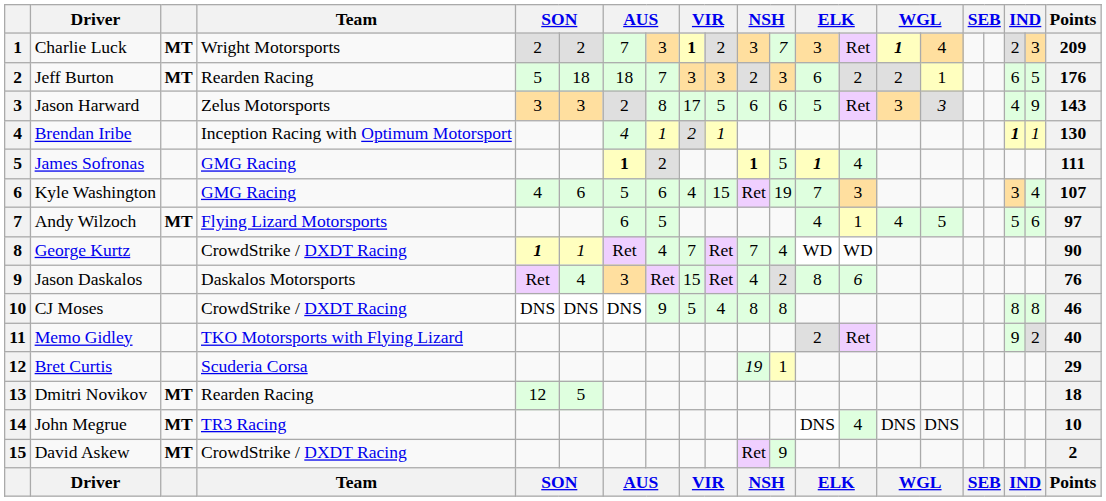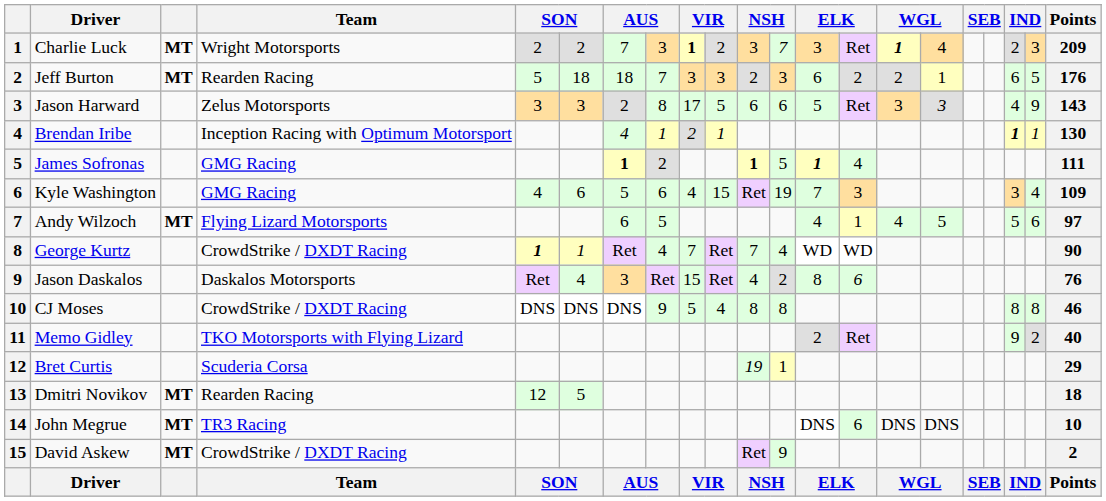(1073, 192) 107 -> (1073, 192) 109
(858, 423) 4 -> (858, 423) 6
